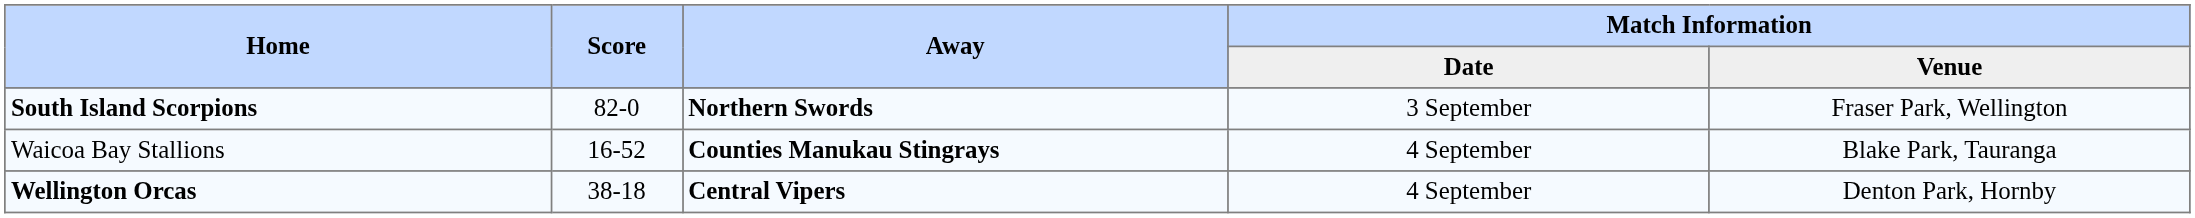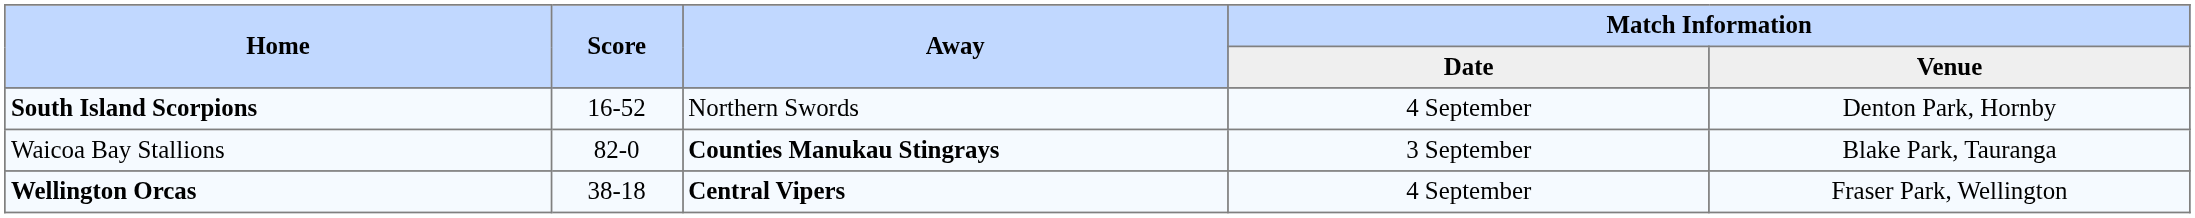(617, 108) 82-0 -> (617, 108) 16-52
(781, 108) bold -> (774, 108) normal
(1469, 108) 3 September -> (1469, 108) 4 September
(1949, 108) Fraser Park, Wellington -> (1949, 108) Denton Park, Hornby
(617, 149) 16-52 -> (617, 149) 82-0
(1469, 149) 4 September -> (1469, 149) 3 September
(1949, 191) Denton Park, Hornby -> (1949, 191) Fraser Park, Wellington
